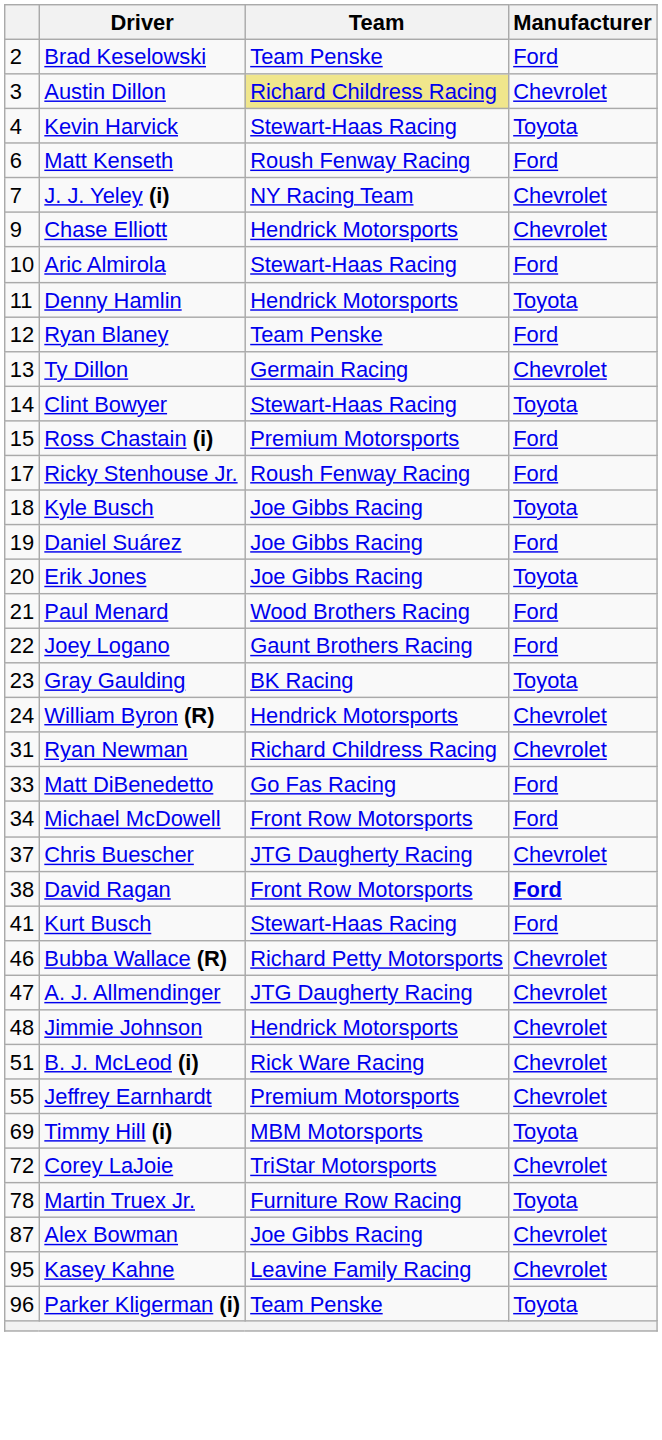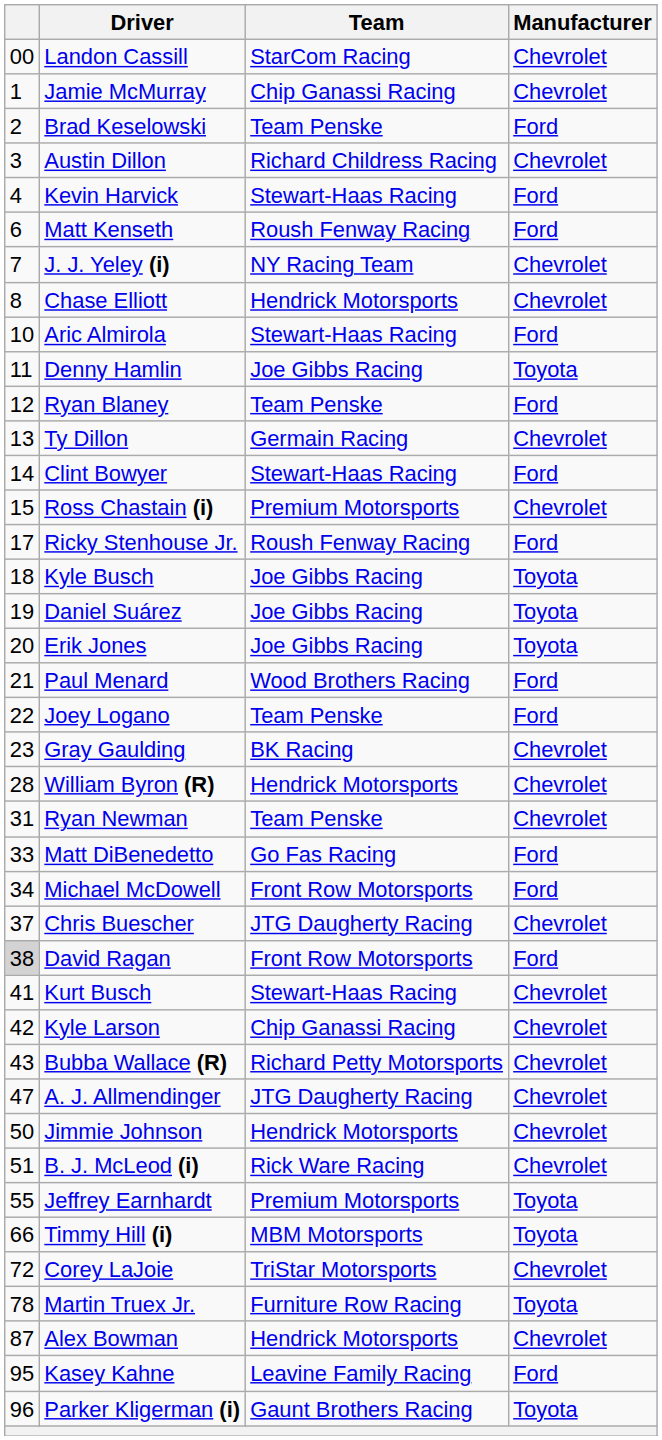+ row: (116, 57)
+ row: (125, 92)
(374, 92) khaki background -> (374, 161) no background
(545, 126) Toyota -> (536, 195) Ford
(16, 230) 9 -> (16, 299) 8
(354, 299) Hendrick Motorsports -> (337, 369) Joe Gibbs Racing
(545, 403) Toyota -> (536, 473) Ford
(536, 438) Ford -> (560, 507) Chevrolet
(536, 542) Ford -> (545, 611) Toyota
(361, 646) Gaunt Brothers Racing -> (316, 715) Team Penske
(545, 681) Toyota -> (560, 750) Chevrolet
(22, 715) 24 -> (22, 785) 28
(374, 750) Richard Childress Racing -> (316, 819) Team Penske
(22, 888) no background -> (22, 958) lightgrey background
(537, 888) bold -> (536, 958) normal
(536, 923) Ford -> (560, 992) Chevrolet
+ row: (102, 1027)
(22, 958) 46 -> (22, 1062) 43
(22, 1027) 48 -> (22, 1131) 50
(560, 1096) Chevrolet -> (545, 1200) Toyota
(22, 1131) 69 -> (22, 1235) 66
(337, 1235) Joe Gibbs Racing -> (354, 1339) Hendrick Motorsports
(560, 1270) Chevrolet -> (536, 1374) Ford
(316, 1304) Team Penske -> (361, 1408) Gaunt Brothers Racing
